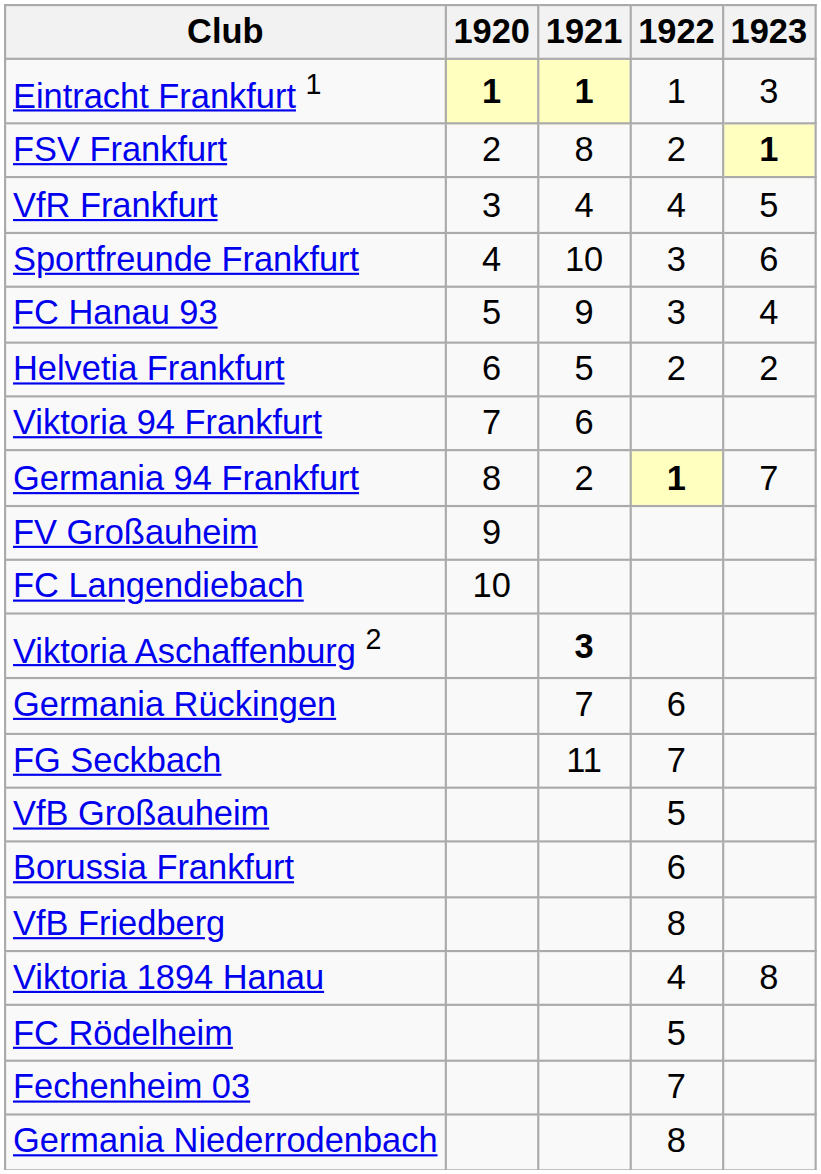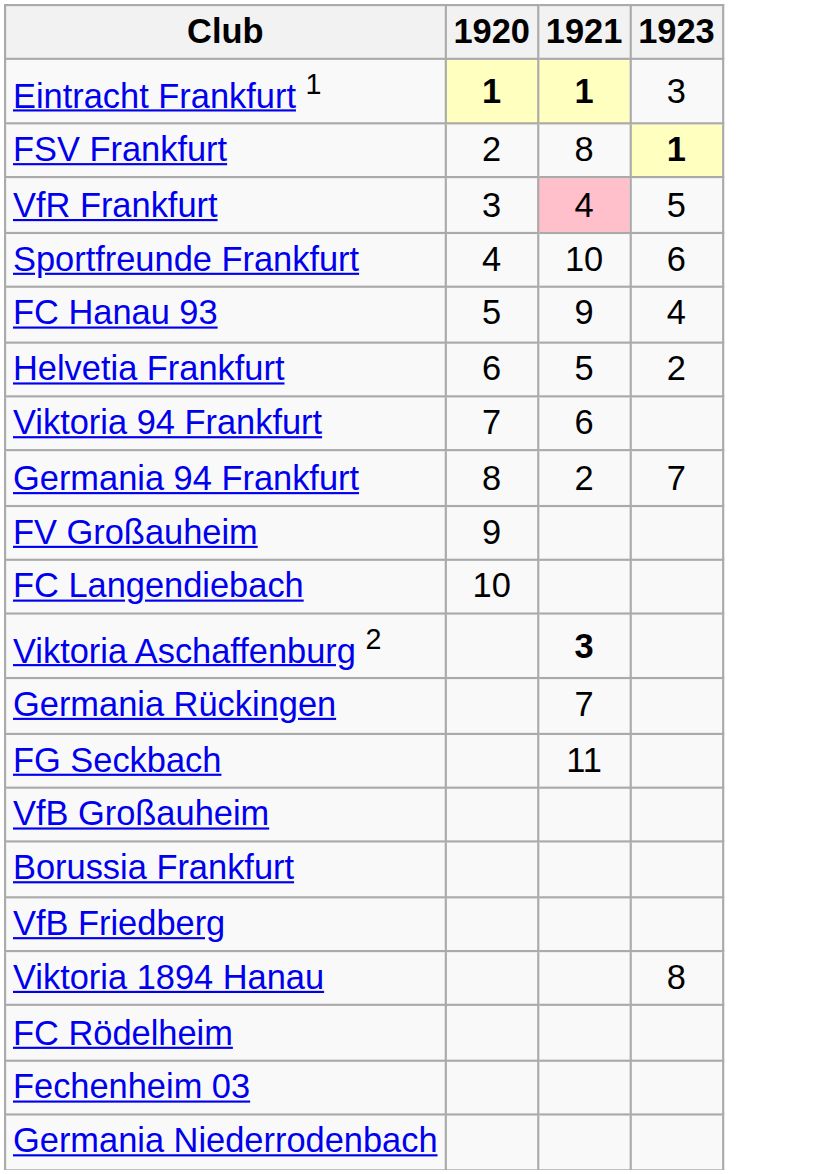- column: (676, 31)
(584, 204) no background -> (584, 204) pink background
